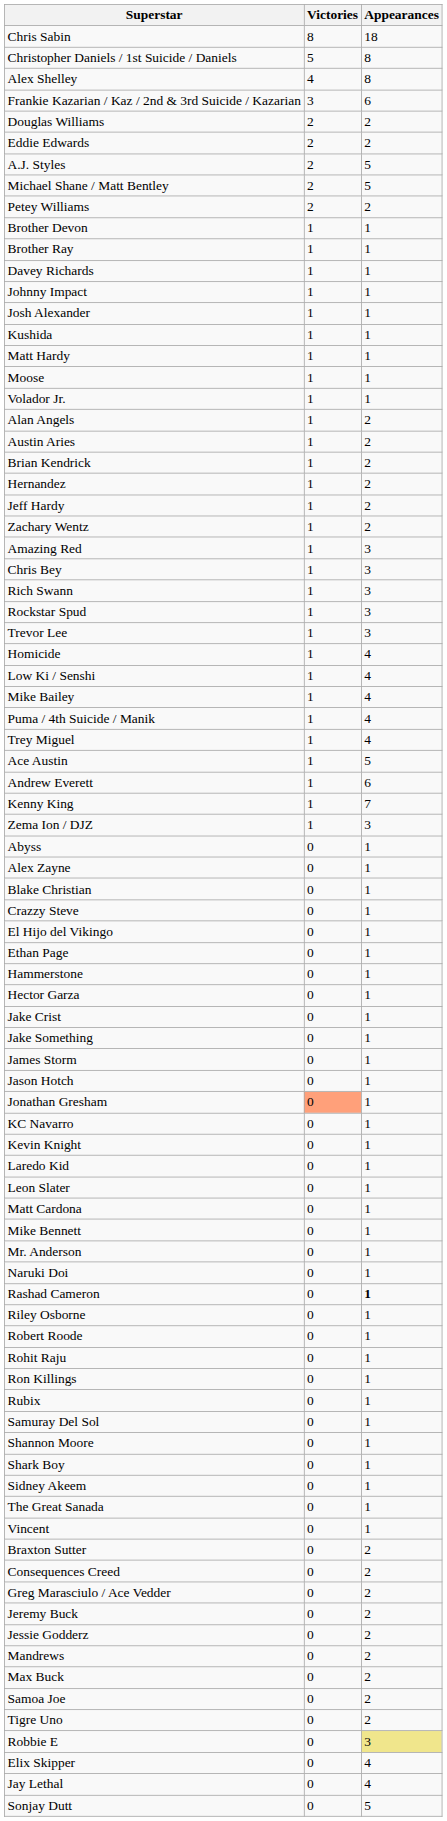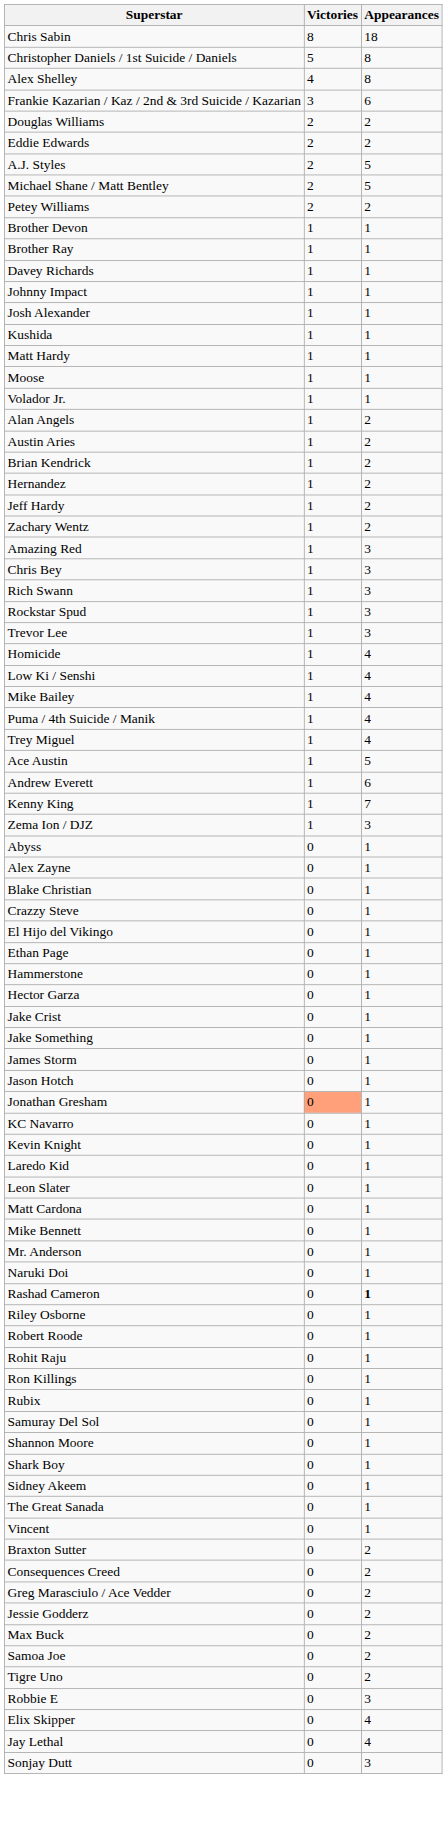- row: (43, 1613)
- row: (36, 1656)
(368, 1741) khaki background -> (368, 1699) no background
(368, 1805) 5 -> (368, 1762) 3
